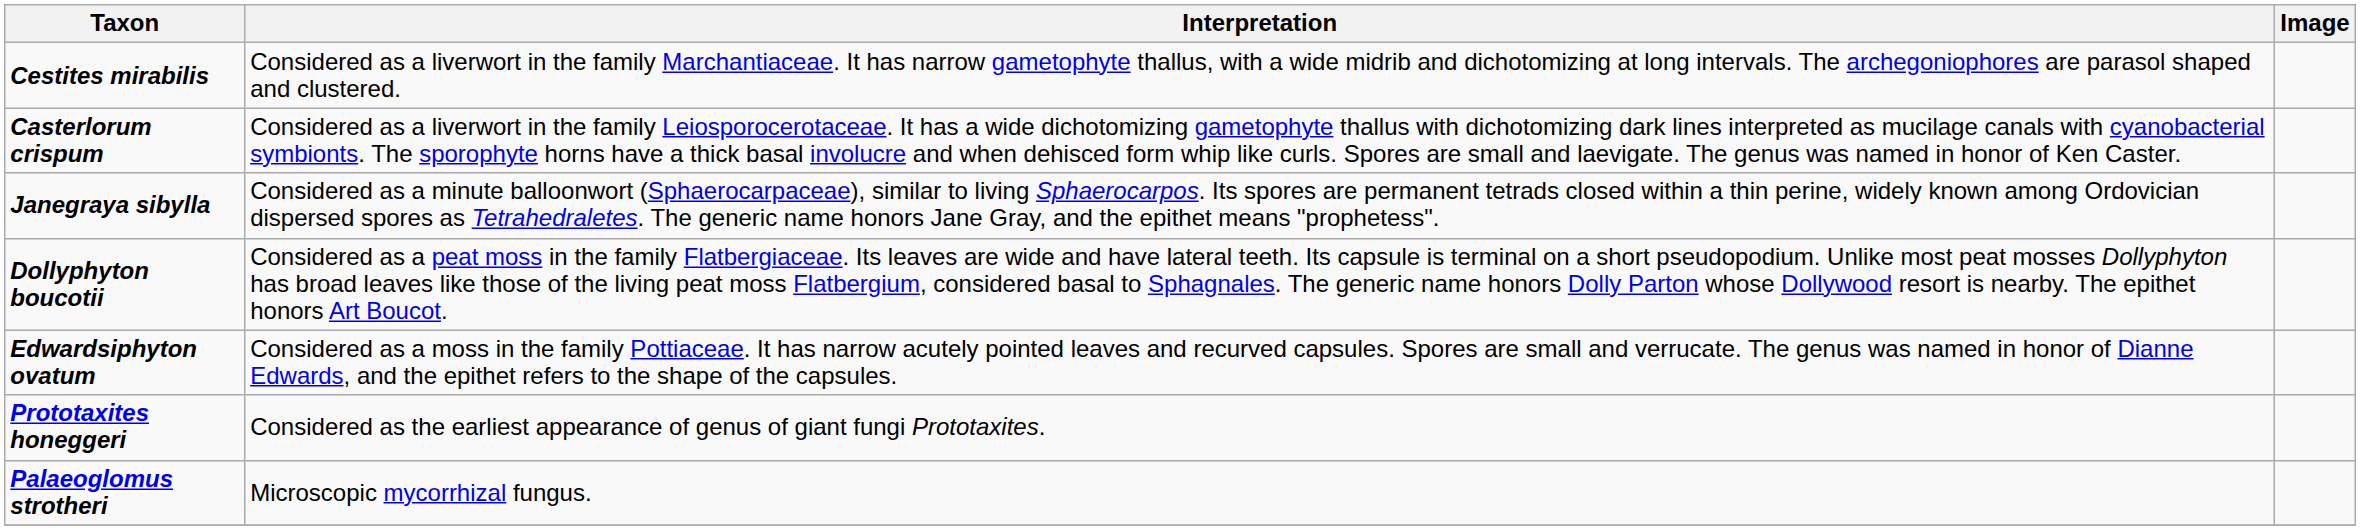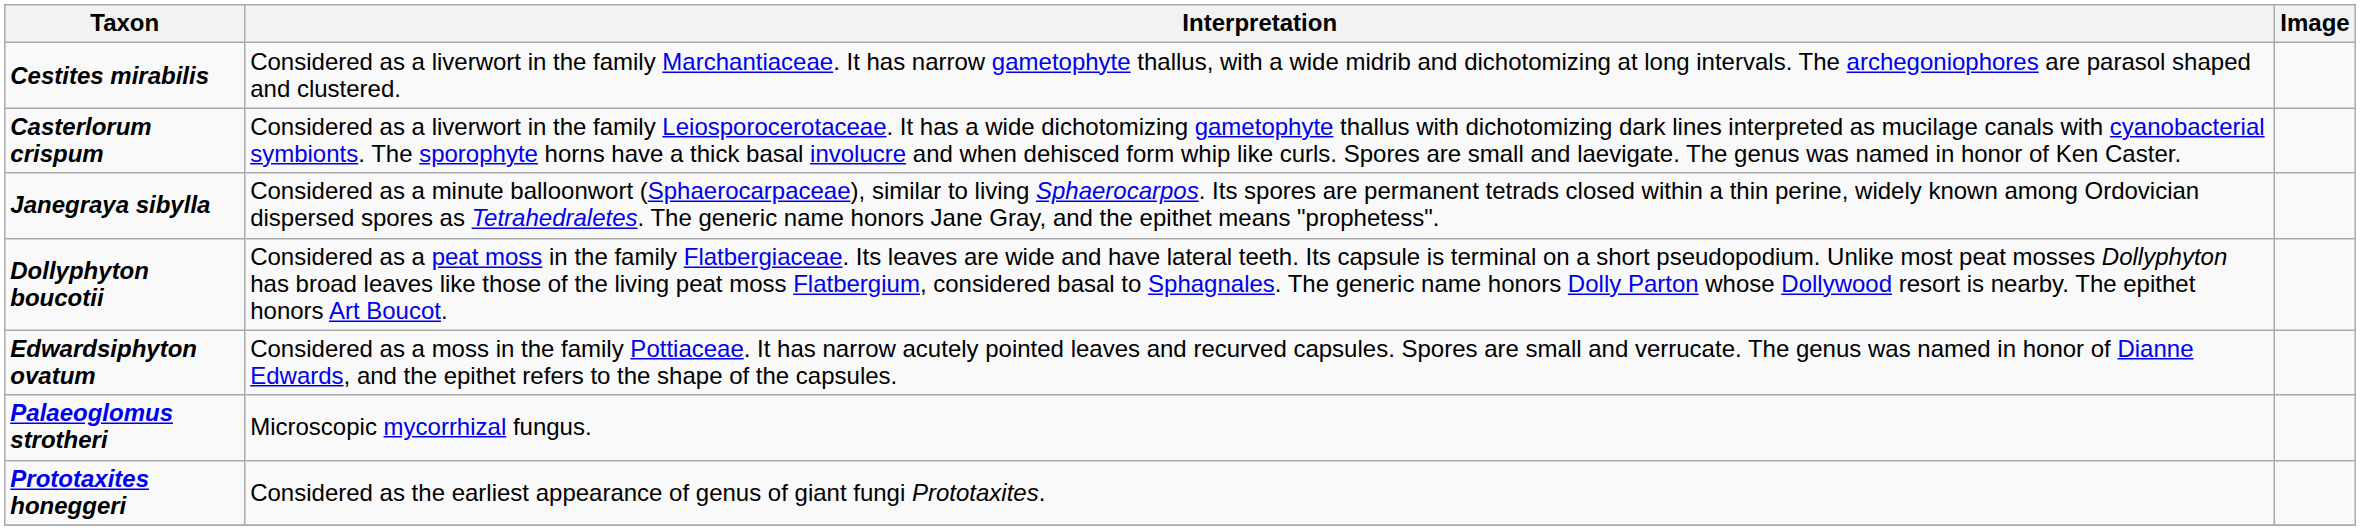rows swapped: (92, 492) <-> (80, 427)
